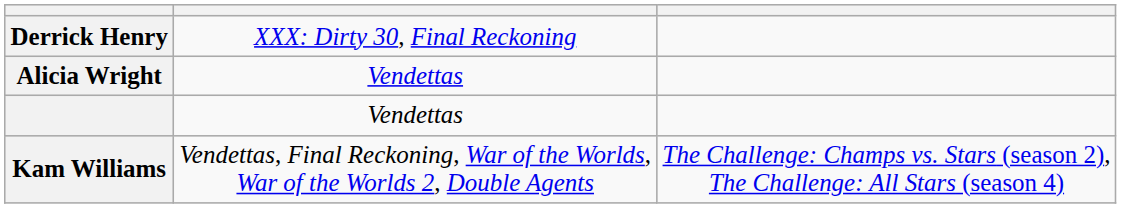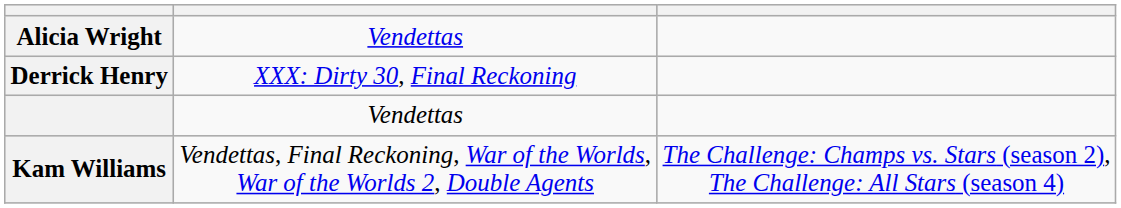rows swapped: (89, 75) <-> (89, 35)
